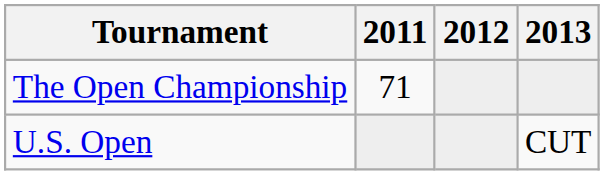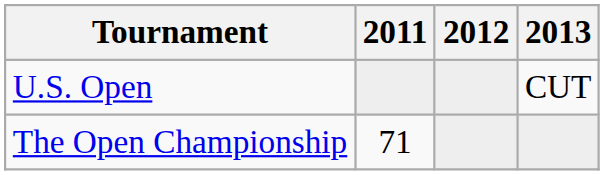rows swapped: (83, 141) <-> (180, 87)
